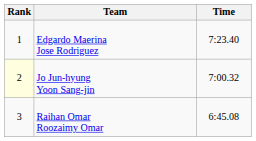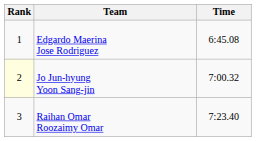(224, 39) 7:23.40 -> (224, 39) 6:45.08
(224, 117) 6:45.08 -> (224, 117) 7:23.40
